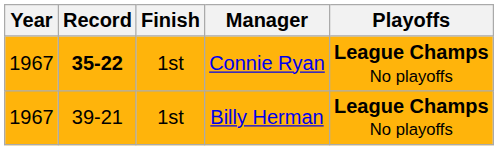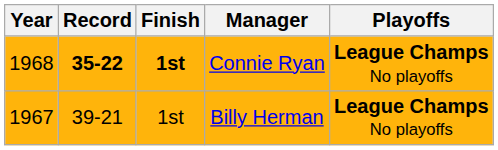(31, 63) 1967 -> (31, 63) 1968
(171, 63) normal -> (171, 63) bold
